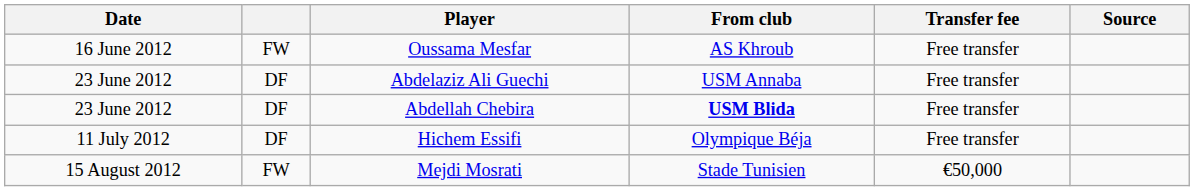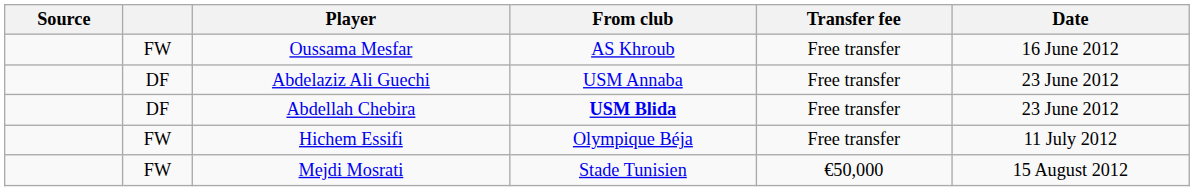columns swapped: (123, 19) <-> (1130, 19)
(276, 139) DF -> (157, 139) FW
